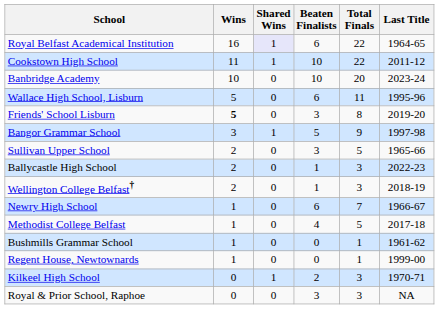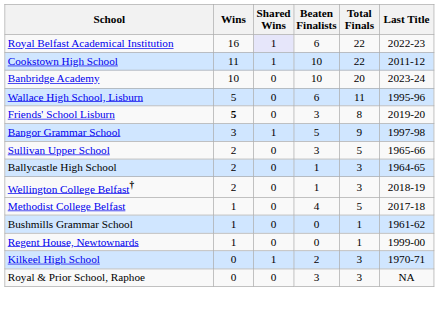(407, 43) 1964-65 -> (407, 43) 2022-23
(407, 168) 2022-23 -> (407, 168) 1964-65
- row: (53, 206)
